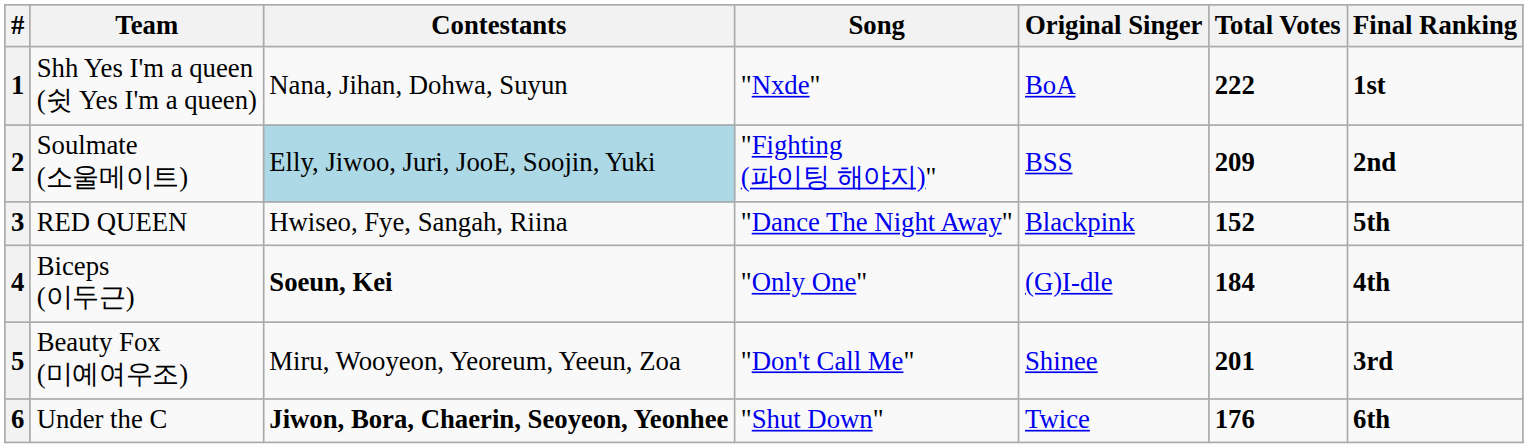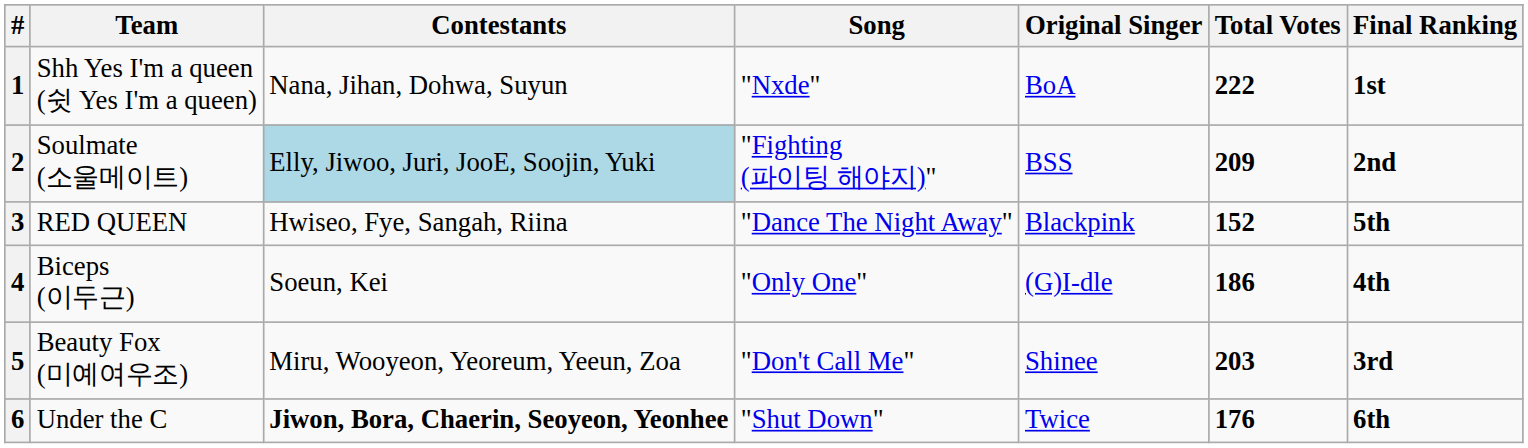(331, 282) bold -> (329, 282) normal
(1235, 282) 184 -> (1235, 282) 186
(1235, 360) 201 -> (1235, 360) 203
